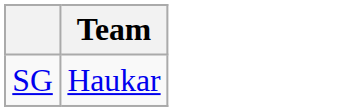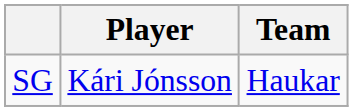+ column: (150, 29)
